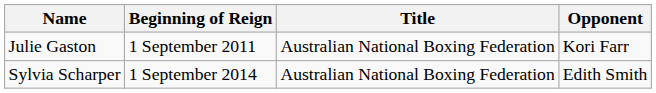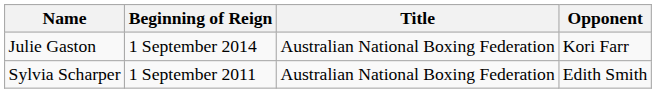(192, 46) 1 September 2011 -> (193, 46) 1 September 2014
(193, 74) 1 September 2014 -> (192, 74) 1 September 2011
